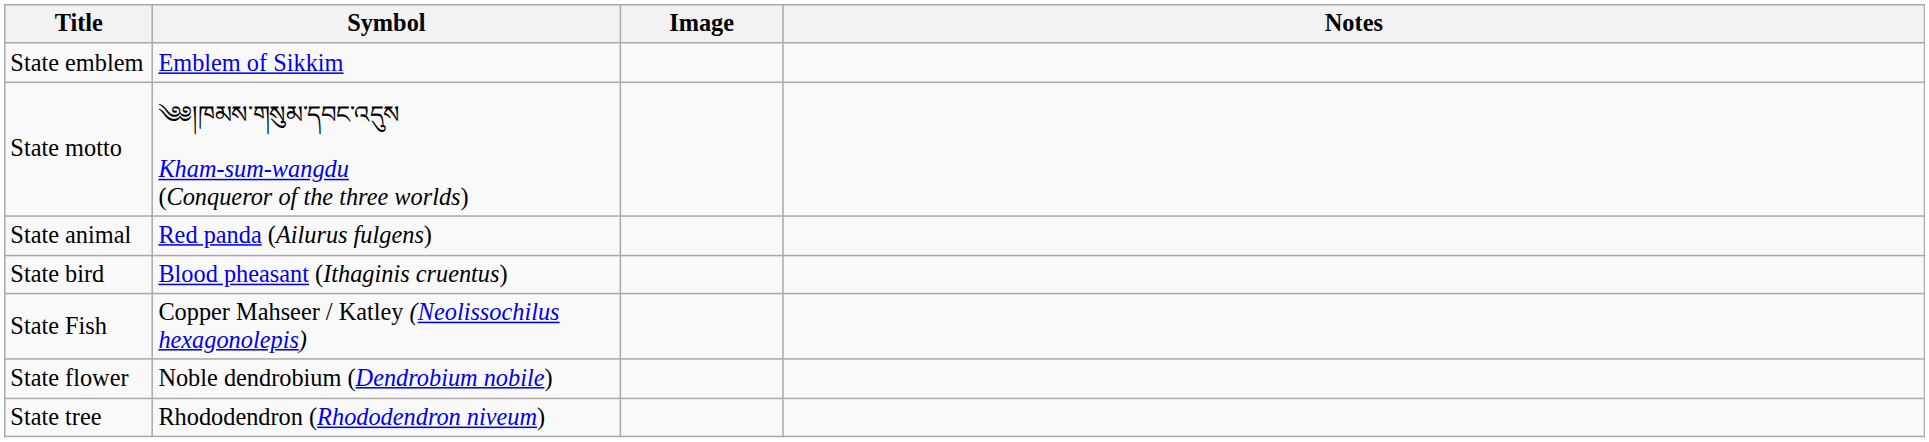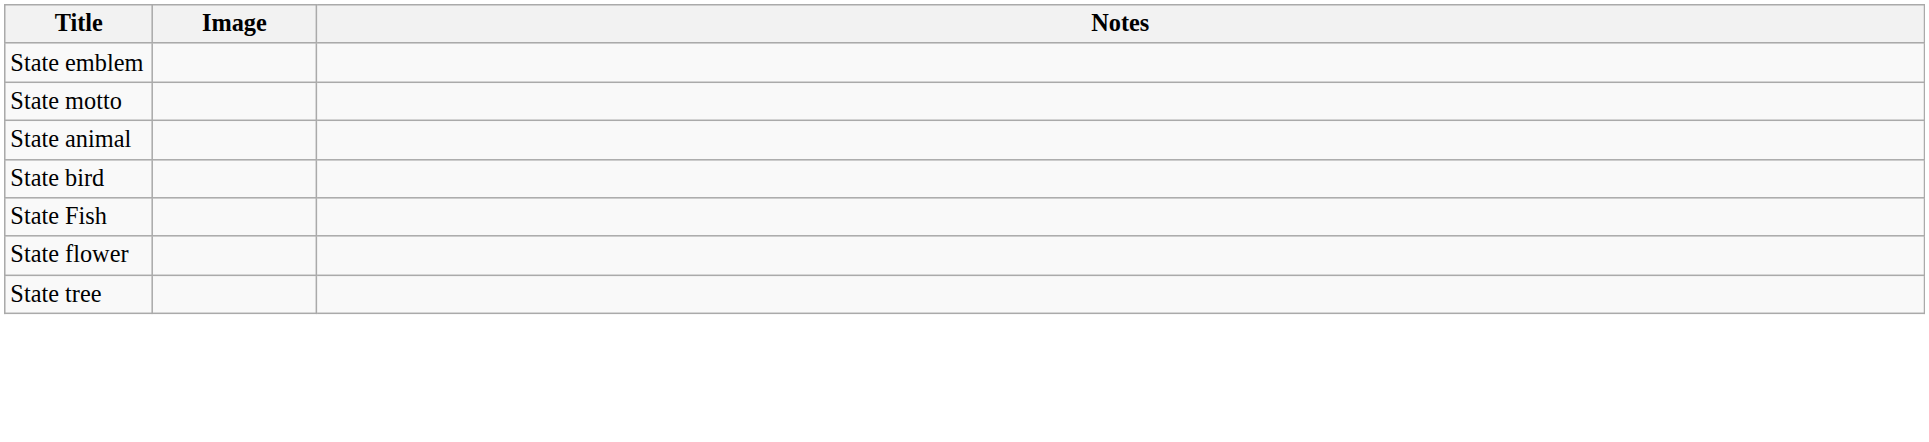- column: (386, 23)
